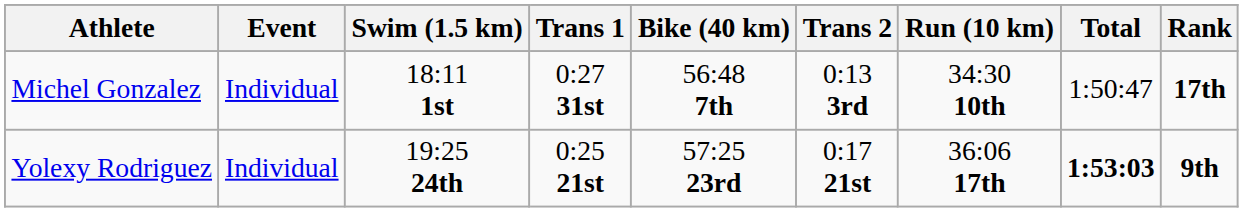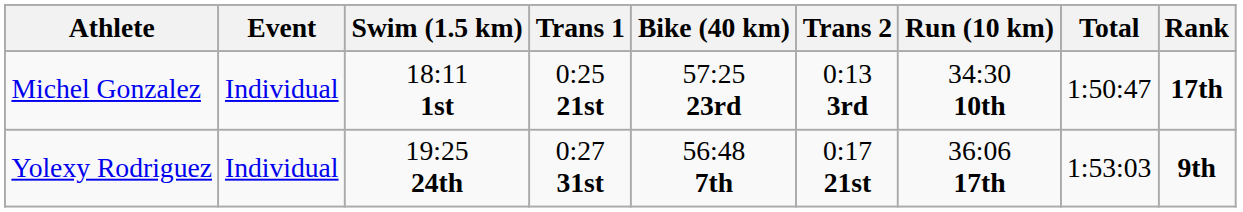(580, 89) 0:27 31st -> (580, 89) 0:25 21st
(714, 89) 56:48 7th -> (714, 89) 57:25 23rd
(580, 167) 0:25 21st -> (580, 167) 0:27 31st
(714, 167) 57:25 23rd -> (714, 167) 56:48 7th
(1111, 167) bold -> (1109, 167) normal
